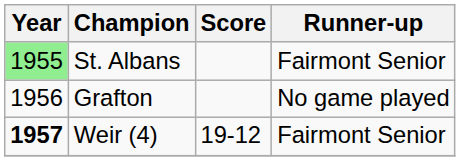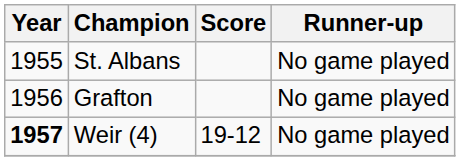(37, 60) lightgreen background -> (37, 60) no background
(361, 60) Fairmont Senior -> (363, 60) No game played
(361, 135) Fairmont Senior -> (363, 135) No game played
